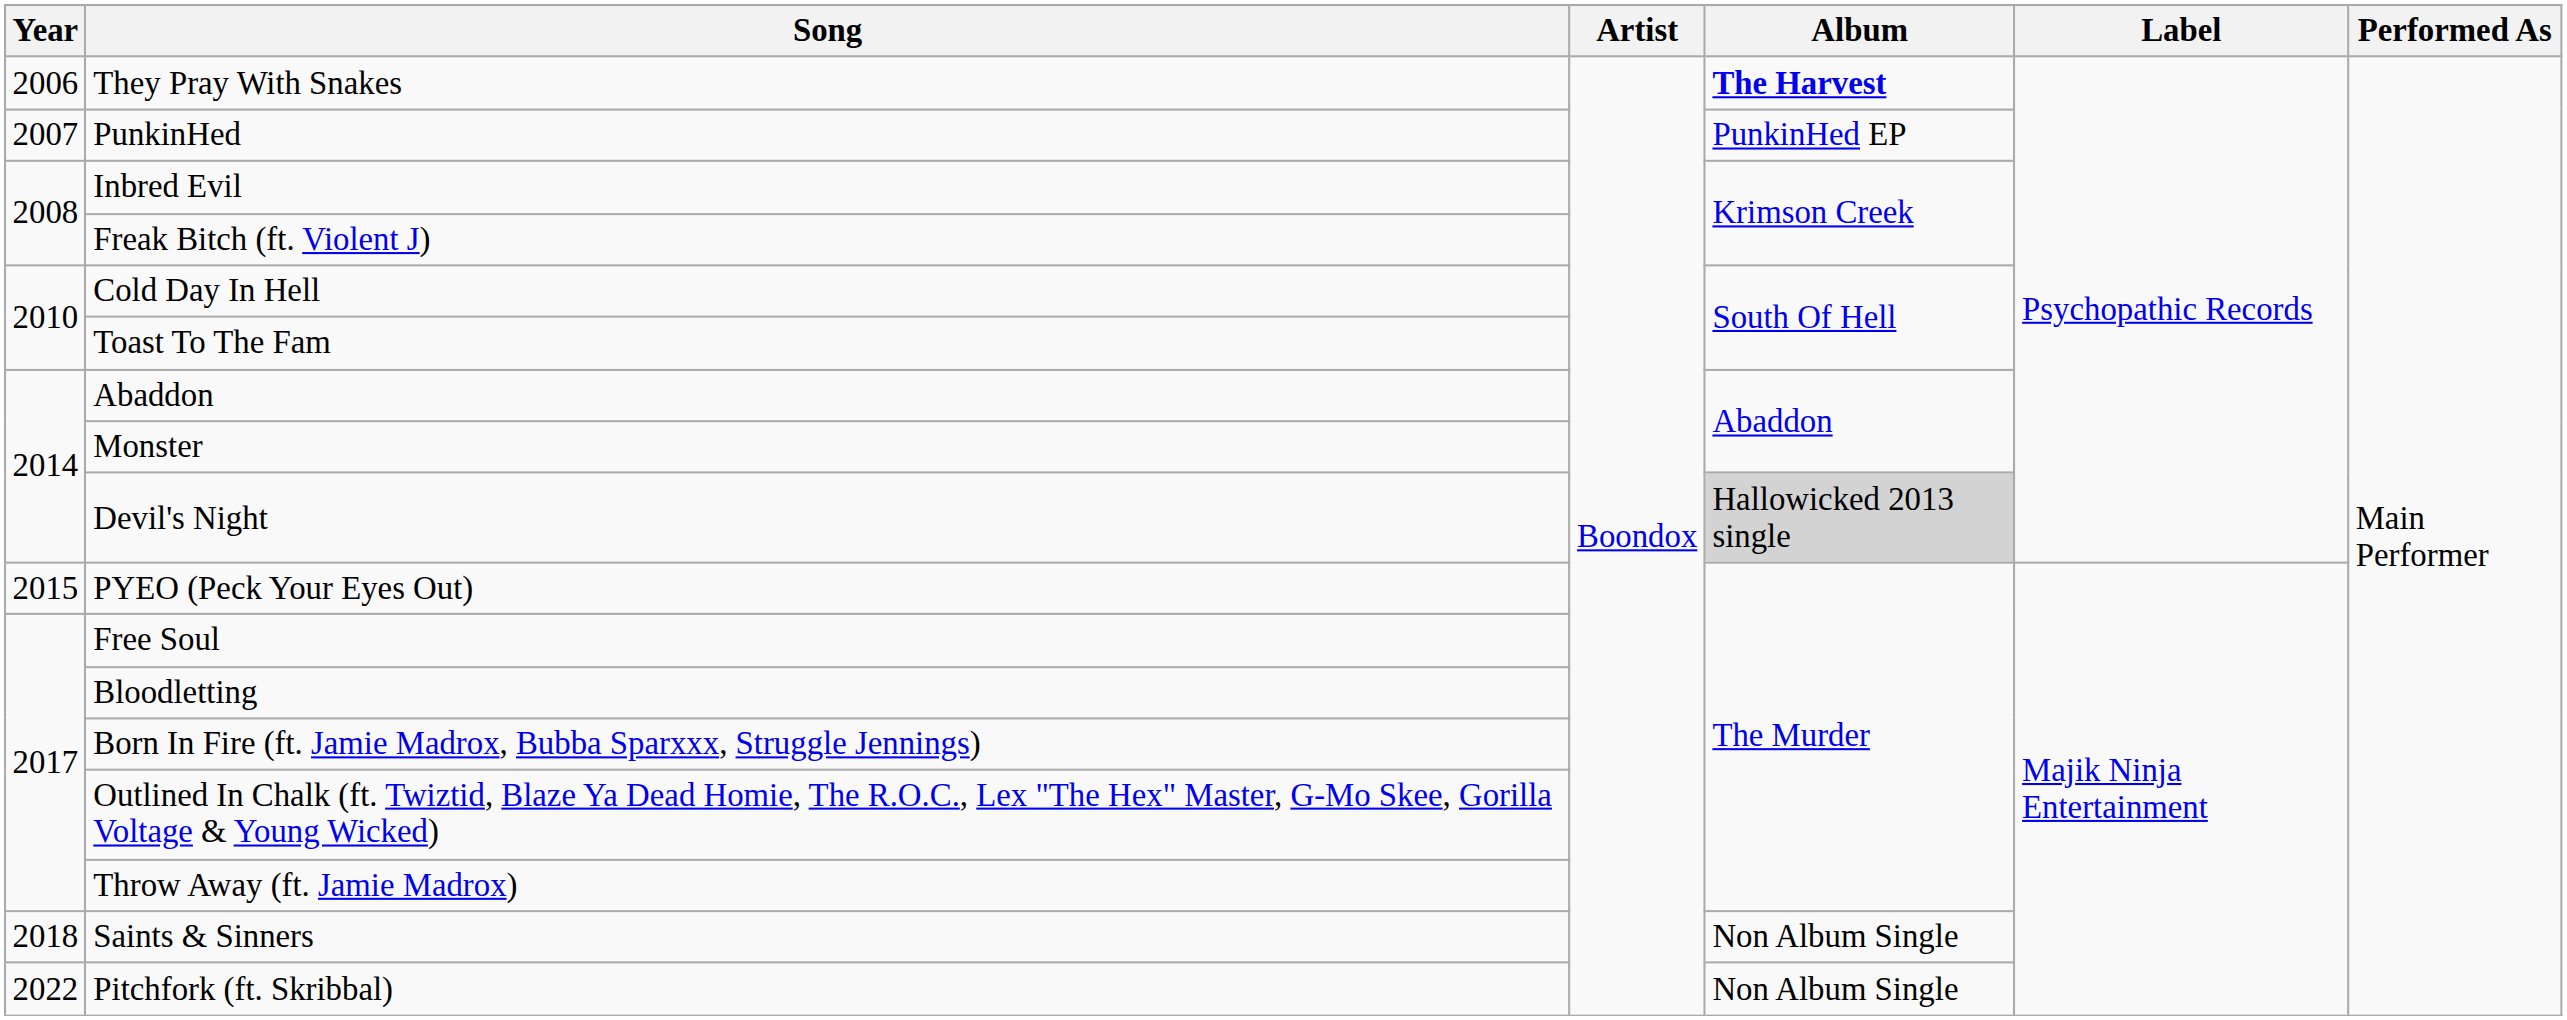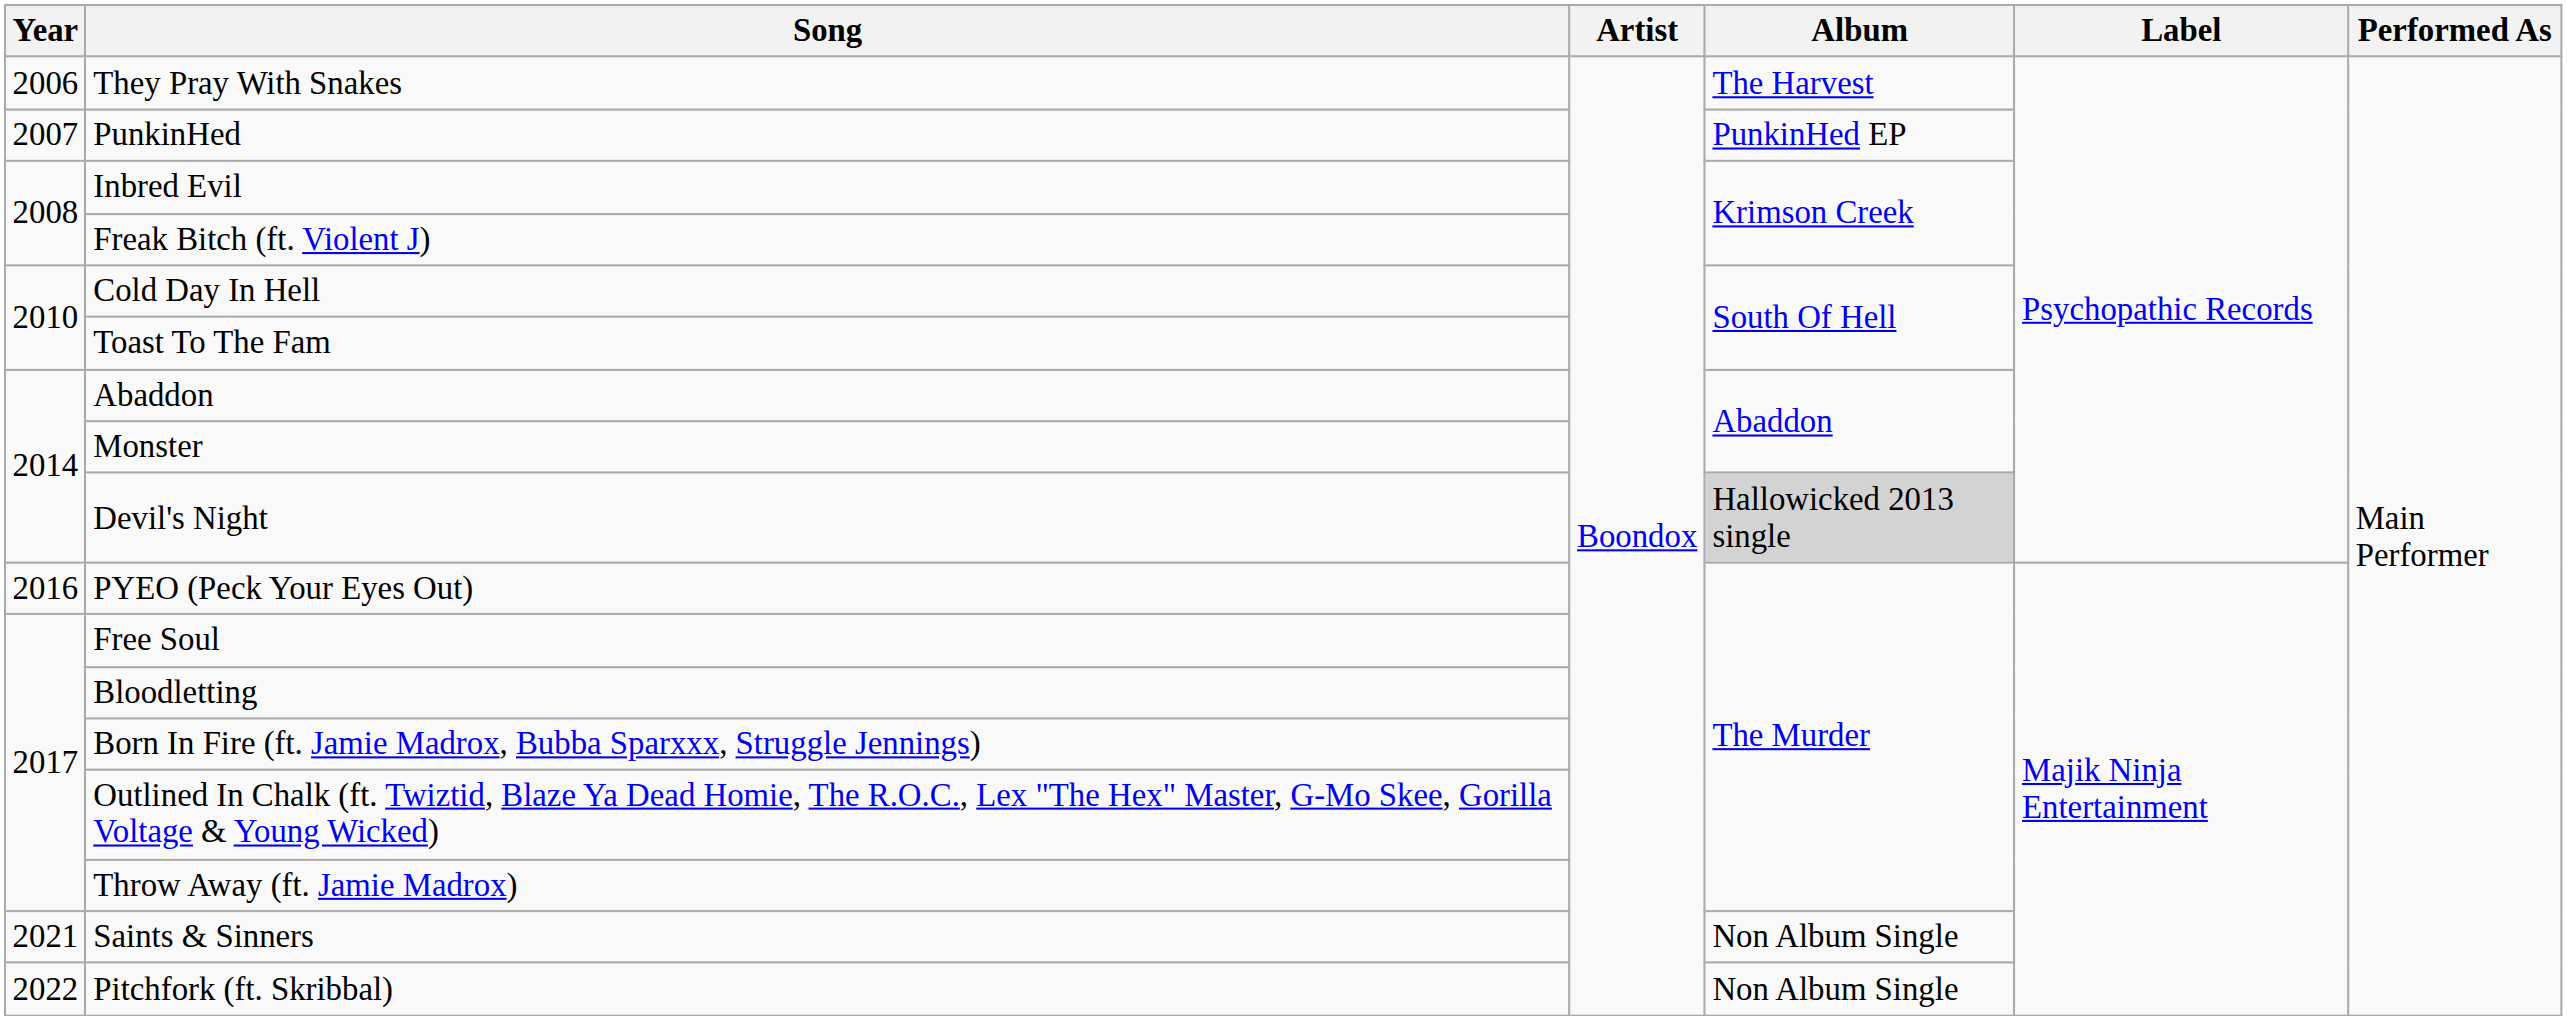(1799, 82) bold -> (1793, 82) normal
(45, 587) 2015 -> (45, 587) 2016
(45, 936) 2018 -> (45, 936) 2021
